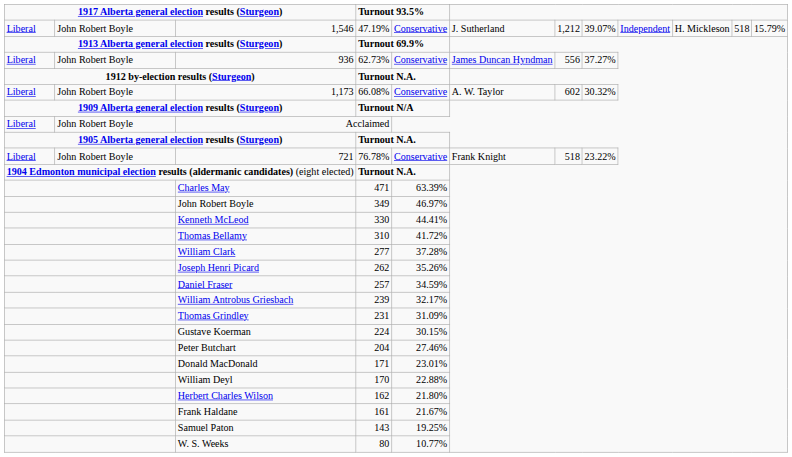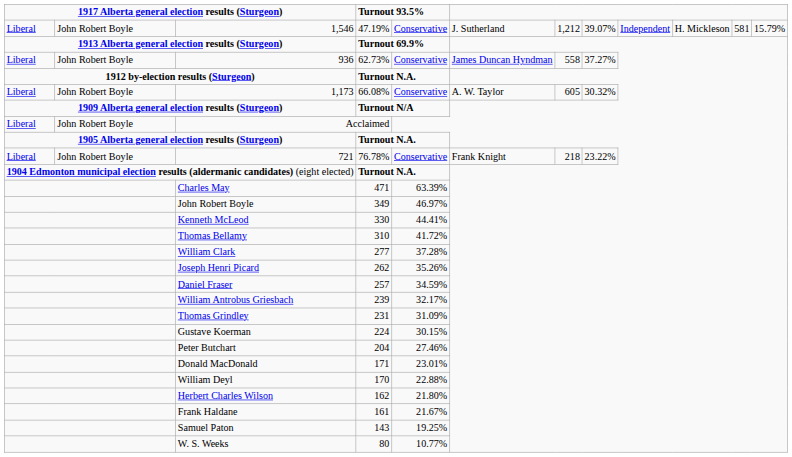(742, 28) 518 -> (742, 28) 581
(572, 60) 556 -> (572, 60) 558
(572, 92) 602 -> (572, 92) 605
(572, 156) 518 -> (572, 156) 218
